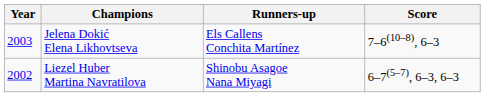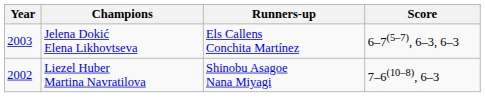(403, 41) 7–6(10–8), 6–3 -> (413, 41) 6–7(5–7), 6–3, 6–3
(413, 75) 6–7(5–7), 6–3, 6–3 -> (403, 75) 7–6(10–8), 6–3
